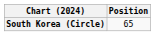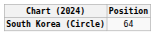(129, 24) 65 -> (129, 24) 64
